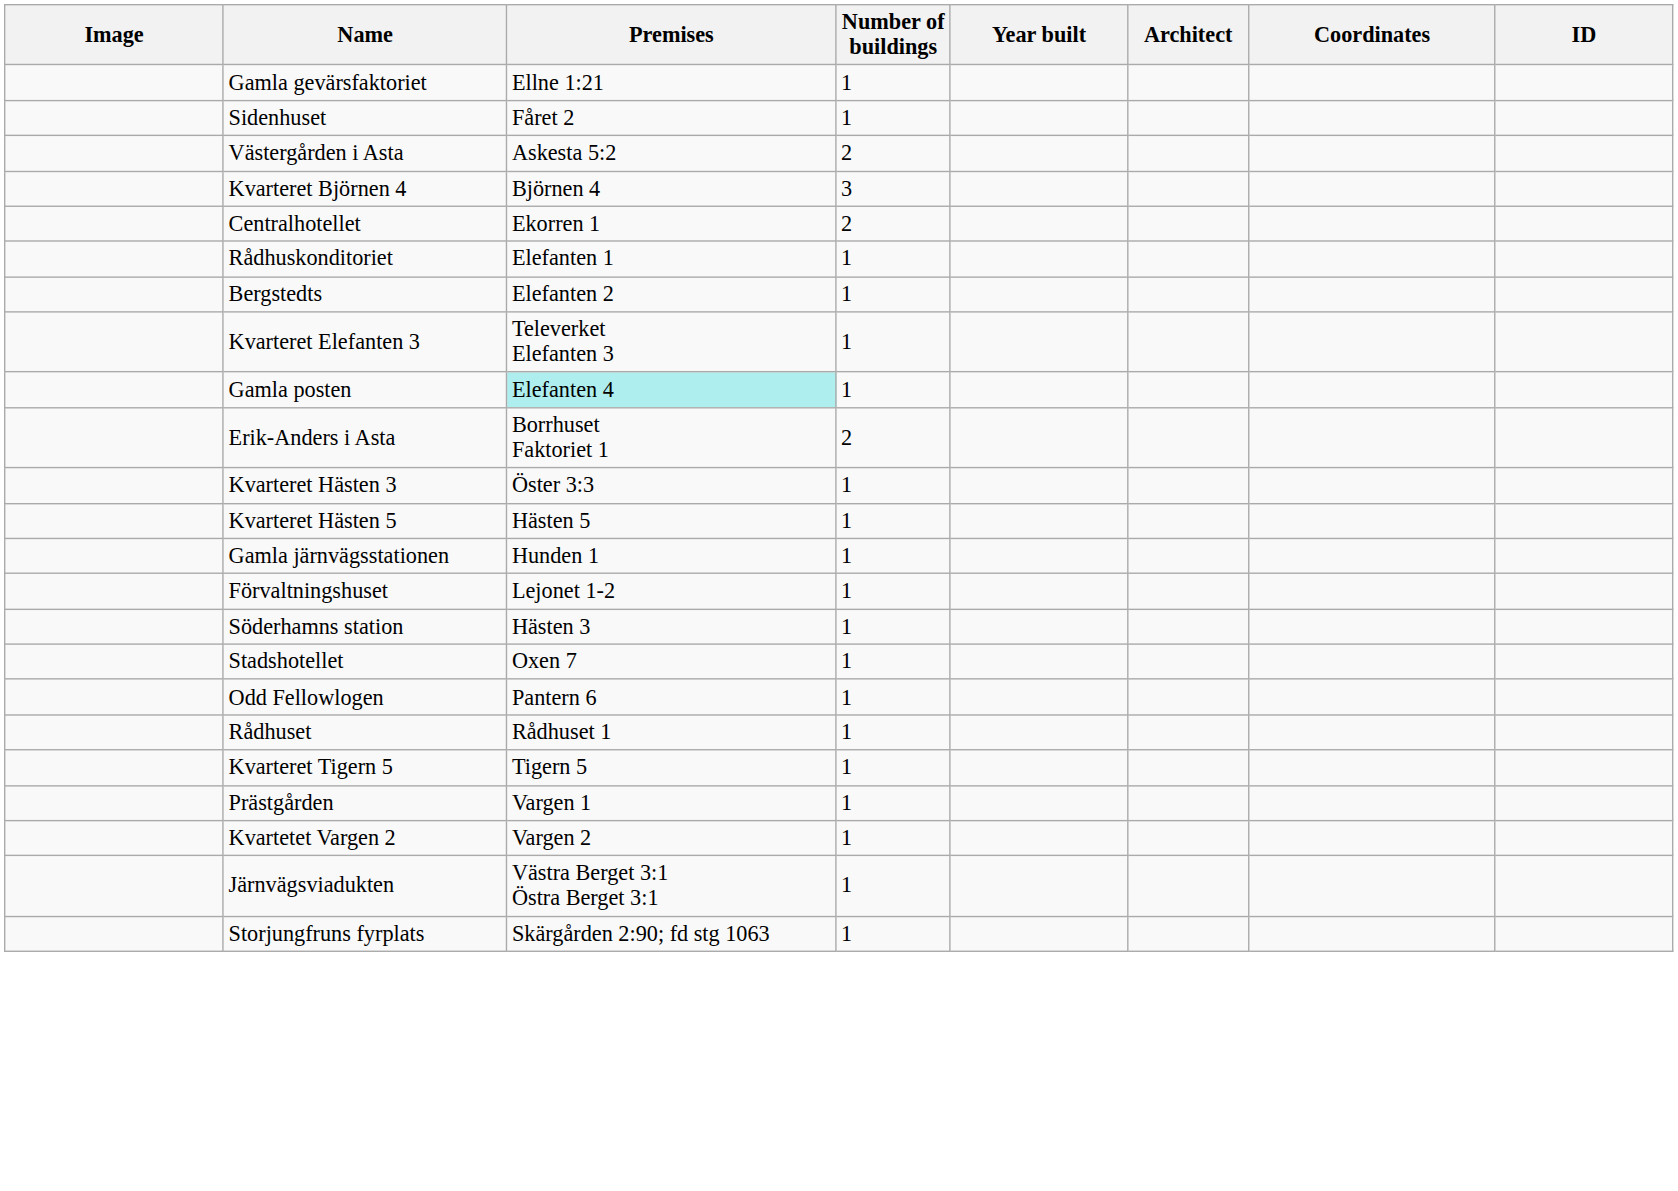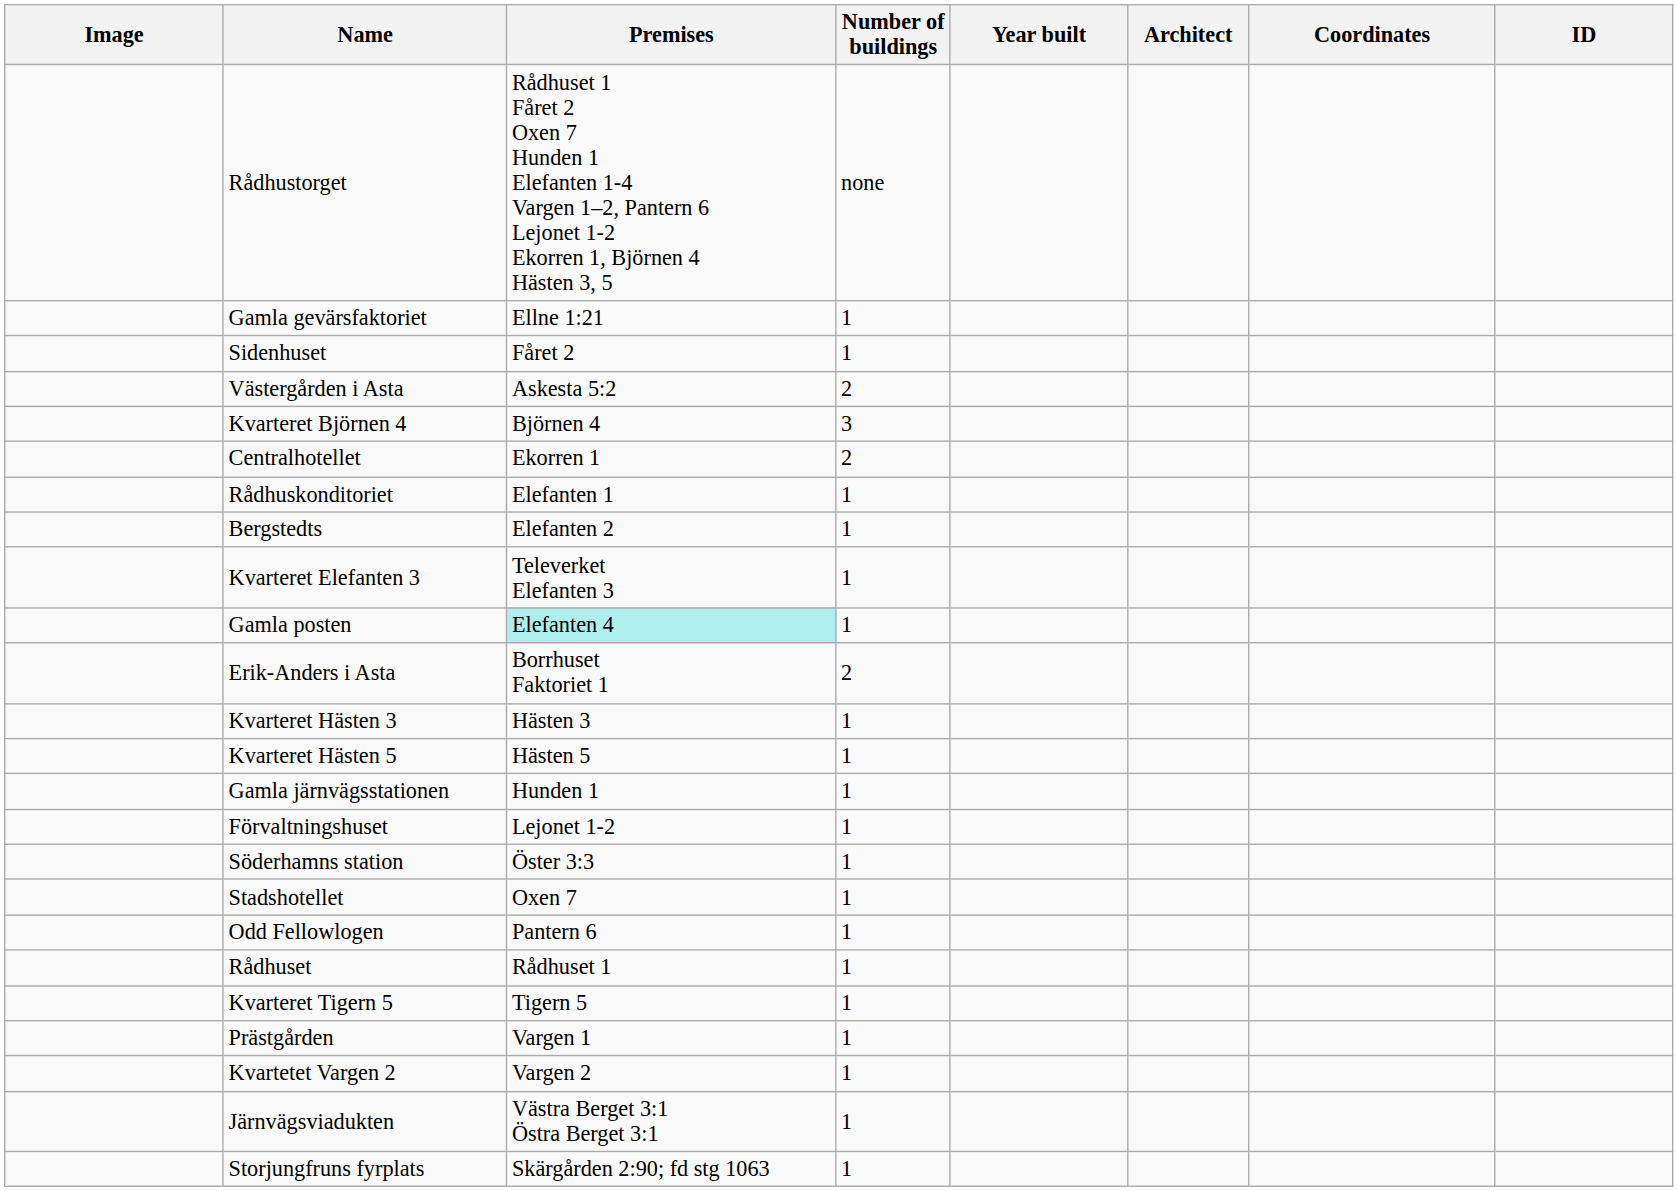+ row: (288, 182)
(553, 485) Öster 3:3 -> (551, 720) Hästen 3
(551, 626) Hästen 3 -> (553, 861) Öster 3:3
